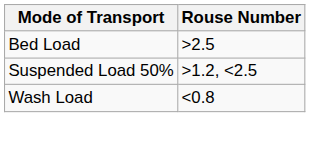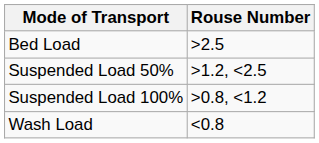+ row: (96, 97)
